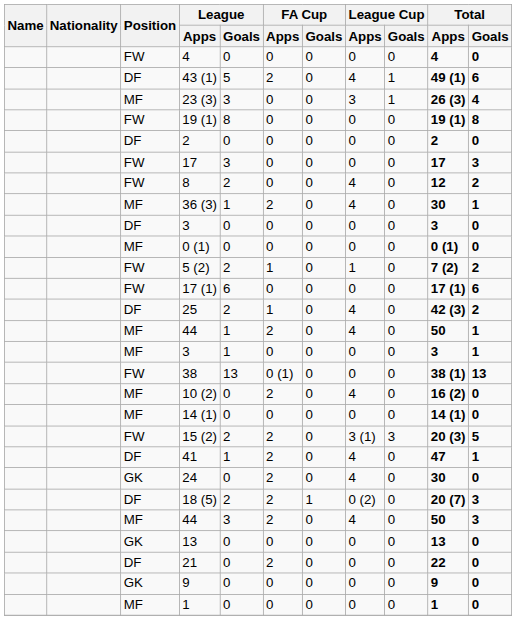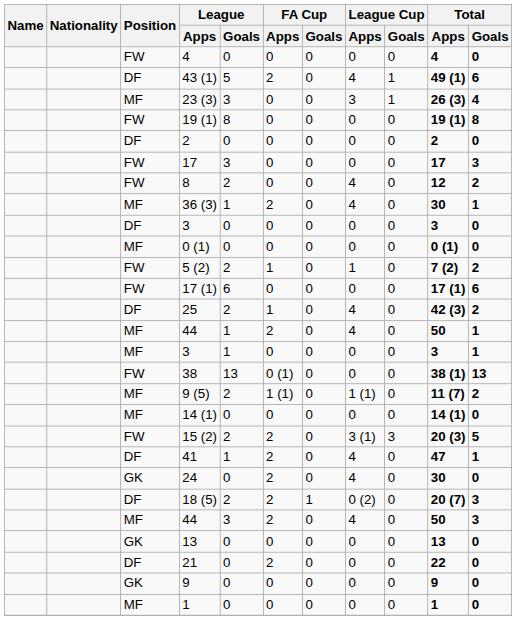+ row: (133, 394)
- row: (133, 394)
